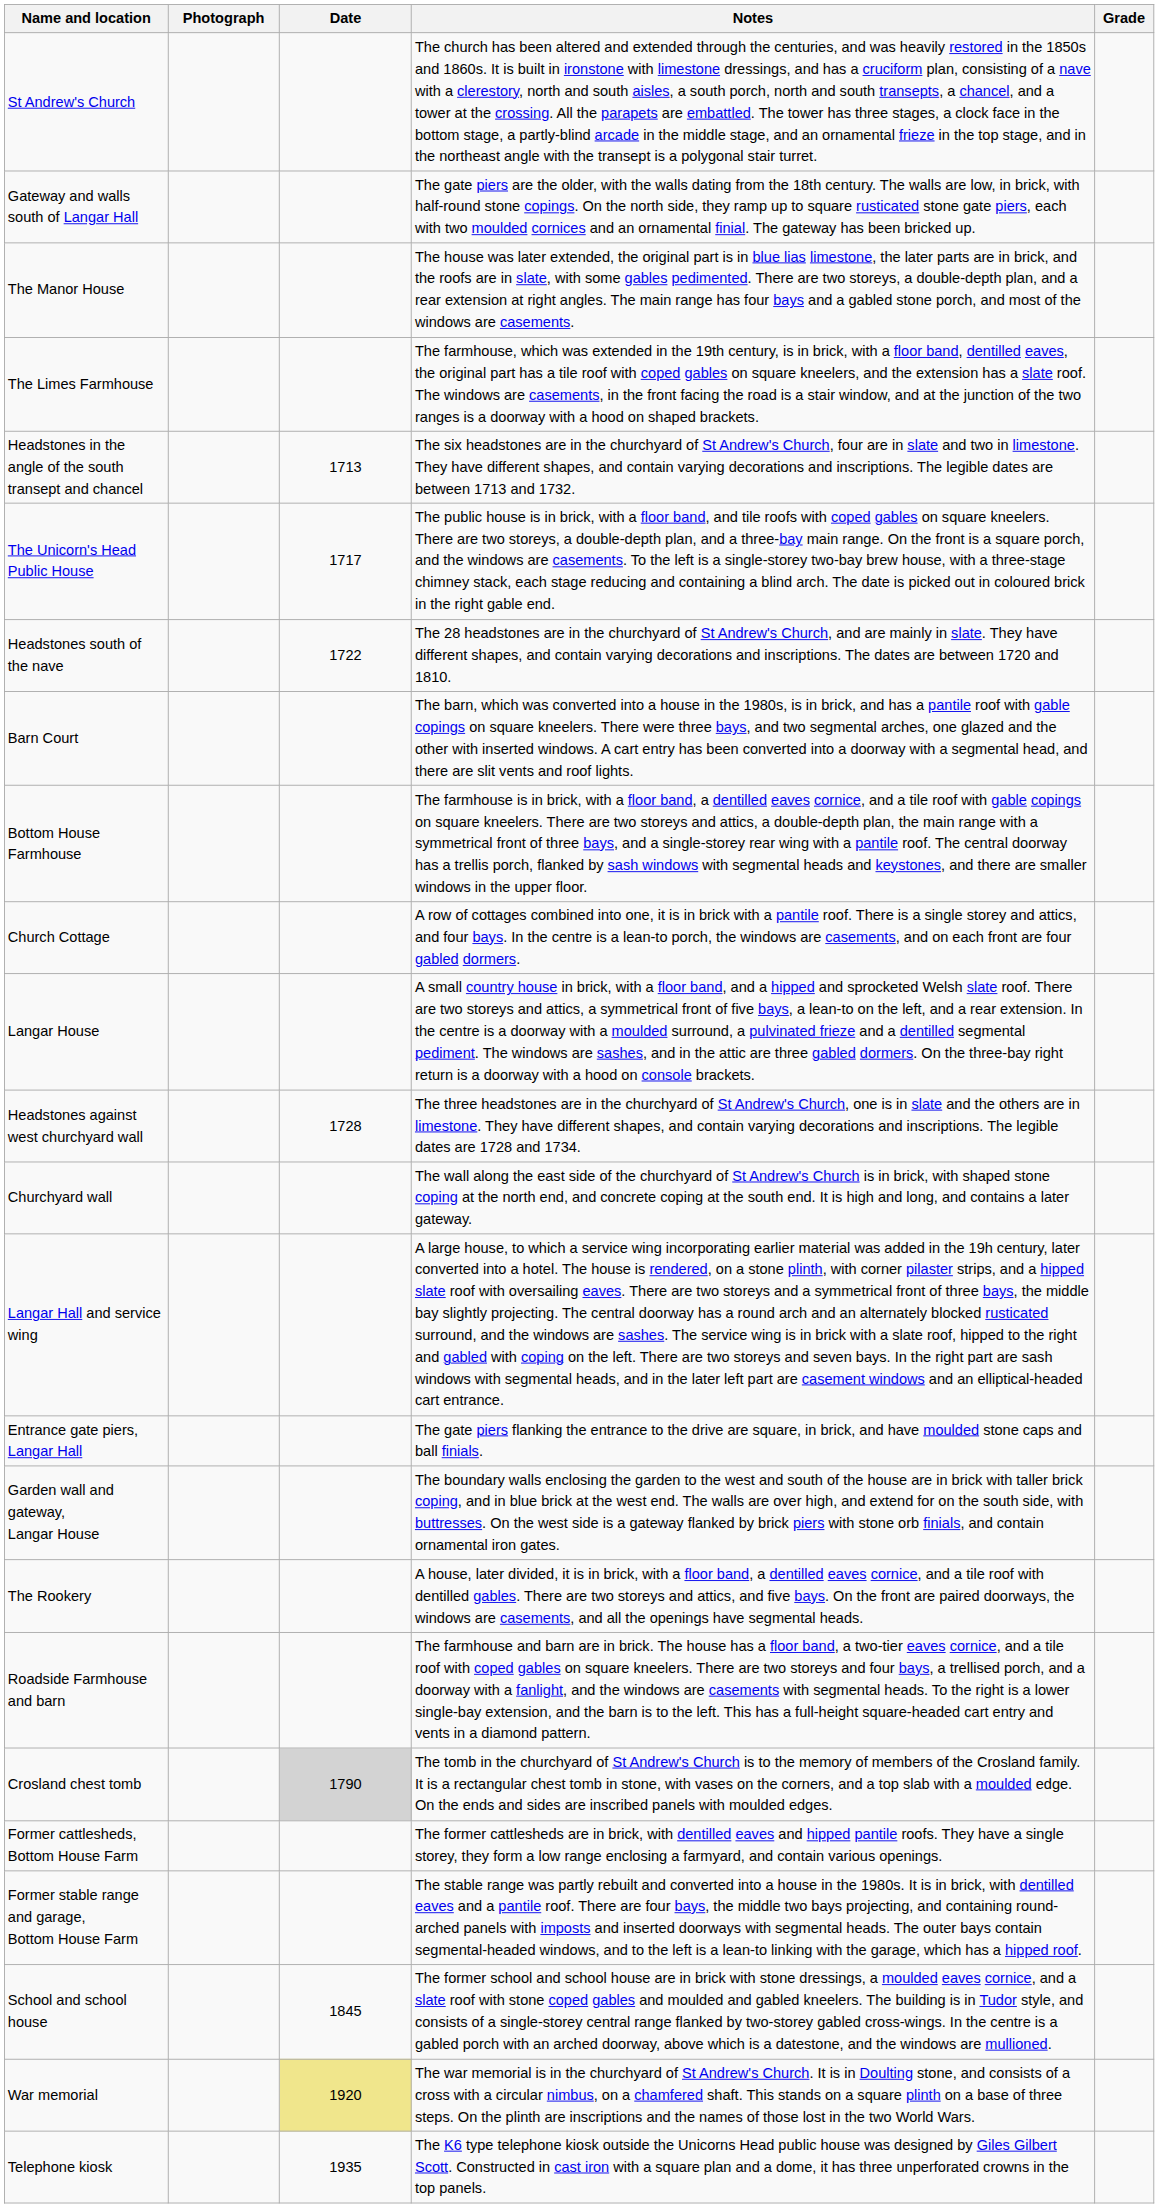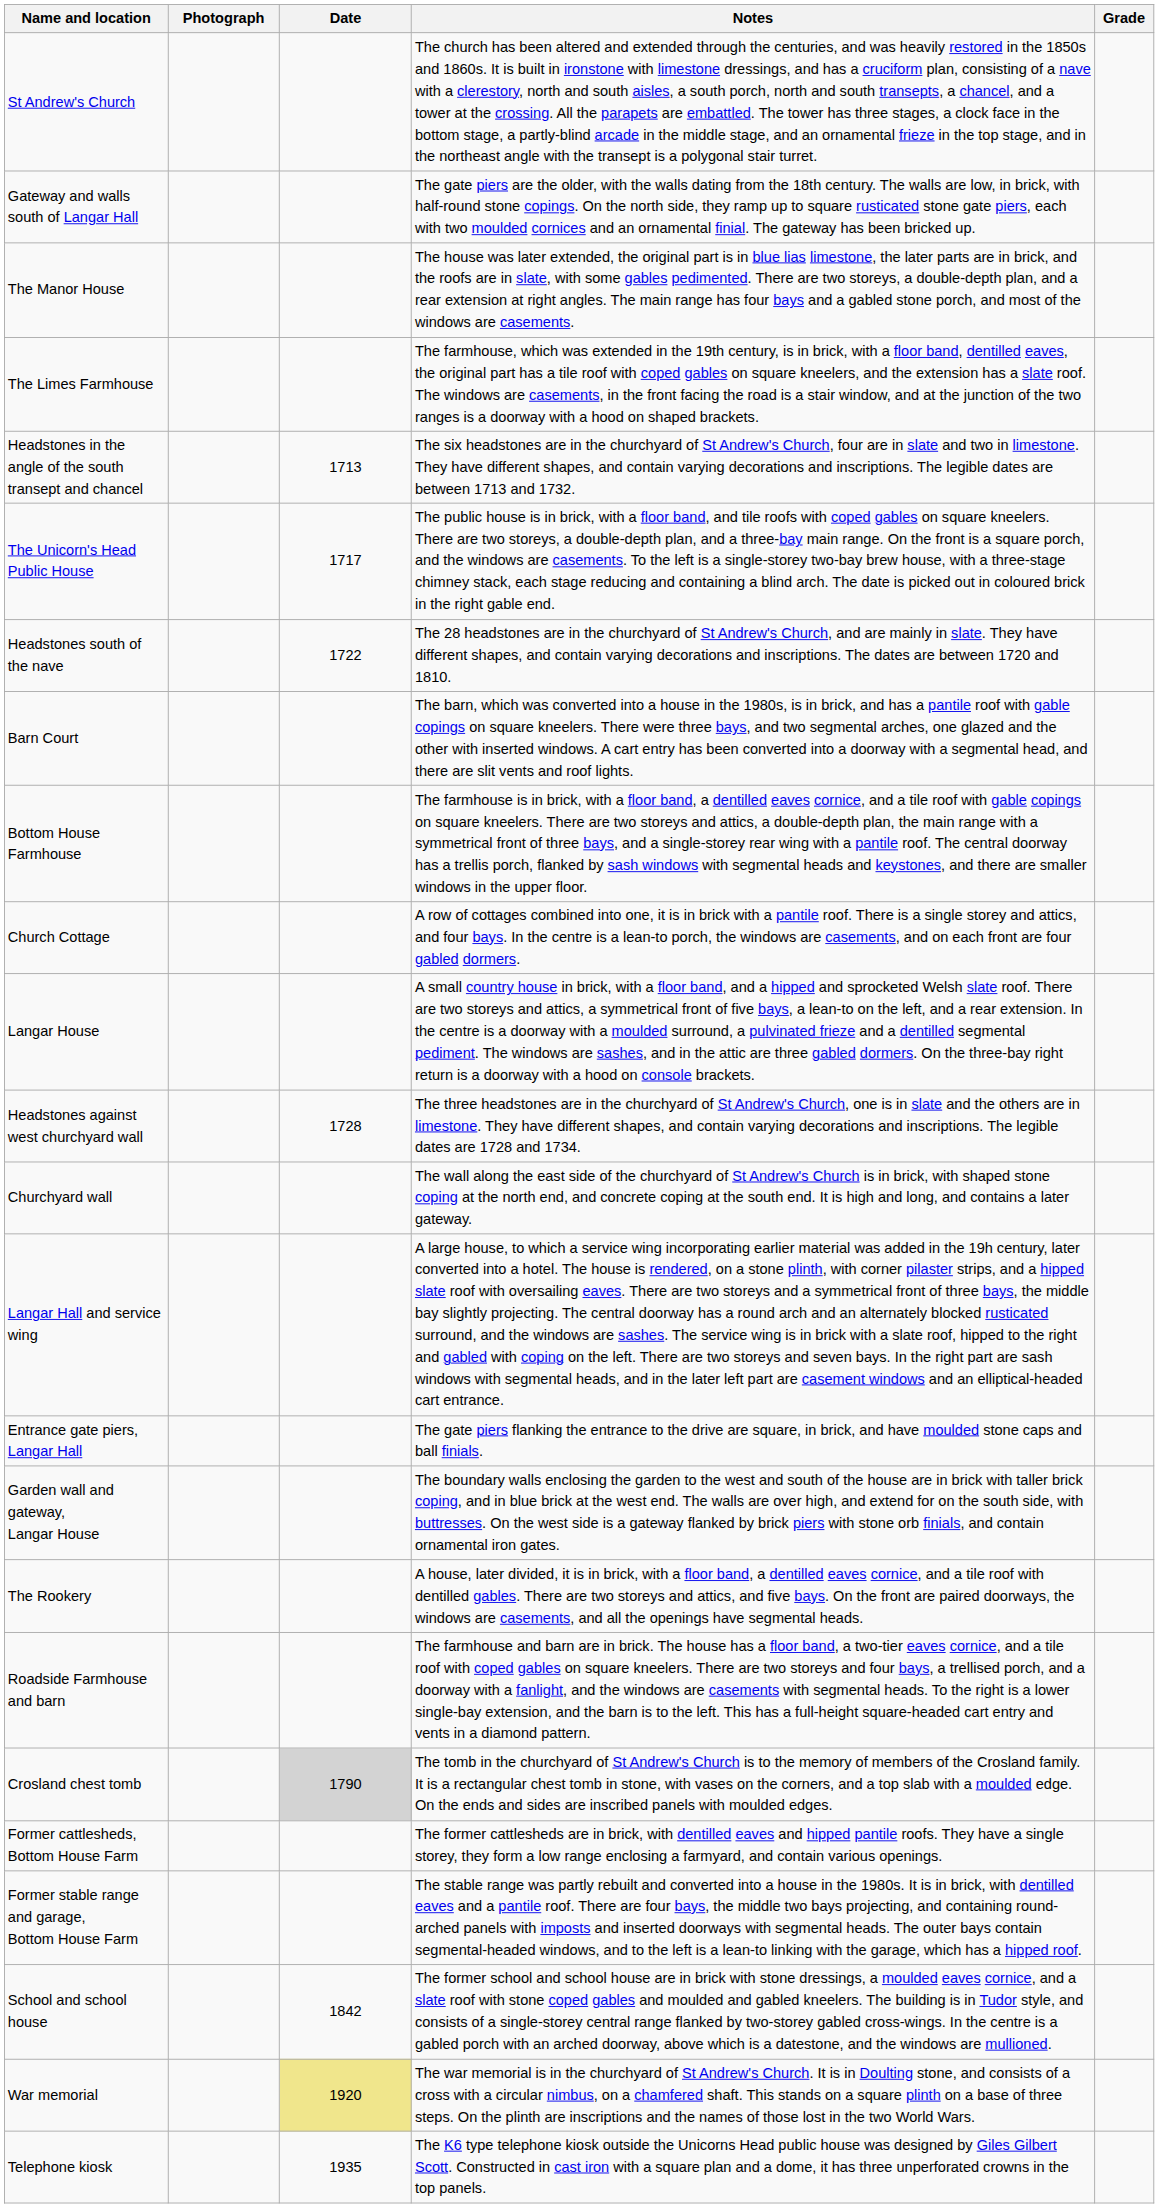(345, 2011) 1845 -> (345, 2011) 1842
